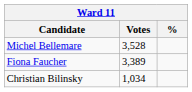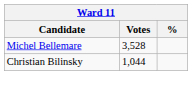- row: (37, 62)
(134, 78) 1,034 -> (134, 62) 1,044
